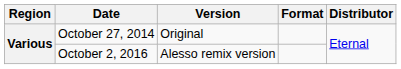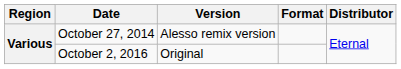(182, 34) Original -> (218, 34) Alesso remix version
(218, 53) Alesso remix version -> (182, 53) Original
